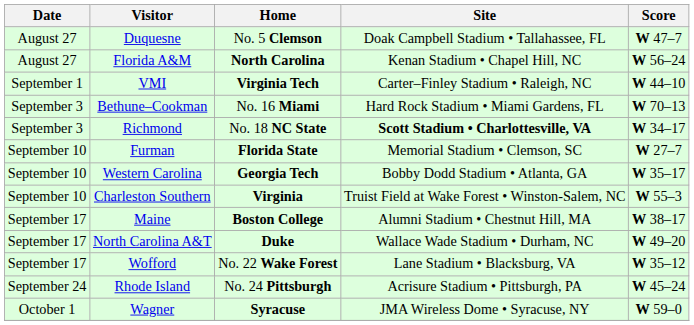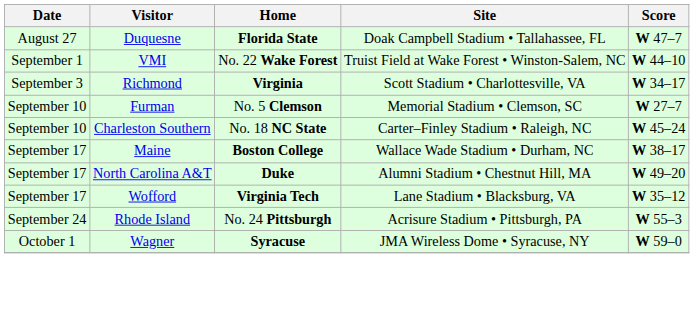(278, 38) No. 5 Clemson -> (278, 38) Florida State
- row: (152, 60)
(278, 83) Virginia Tech -> (278, 60) No. 22 Wake Forest
(485, 83) Carter–Finley Stadium • Raleigh, NC -> (485, 60) Truist Field at Wake Forest • Winston-Salem, NC
- row: (152, 106)
(278, 128) No. 18 NC State -> (278, 83) Virginia
(485, 128) bold -> (485, 83) normal
(278, 151) Florida State -> (278, 106) No. 5 Clemson
- row: (152, 173)
(278, 196) Virginia -> (278, 128) No. 18 NC State
(485, 196) Truist Field at Wake Forest • Winston-Salem, NC -> (485, 128) Carter–Finley Stadium • Raleigh, NC
(659, 196) W 55–3 -> (659, 128) W 45–24
(485, 219) Alumni Stadium • Chestnut Hill, MA -> (485, 151) Wallace Wade Stadium • Durham, NC
(485, 241) Wallace Wade Stadium • Durham, NC -> (485, 173) Alumni Stadium • Chestnut Hill, MA
(278, 264) No. 22 Wake Forest -> (278, 196) Virginia Tech
(659, 286) W 45–24 -> (659, 219) W 55–3
